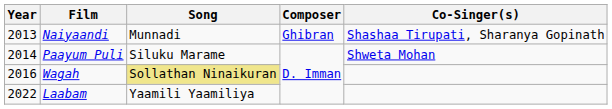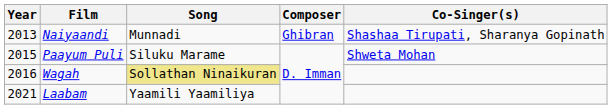(22, 54) 2014 -> (22, 54) 2015
(22, 94) 2022 -> (22, 94) 2021
